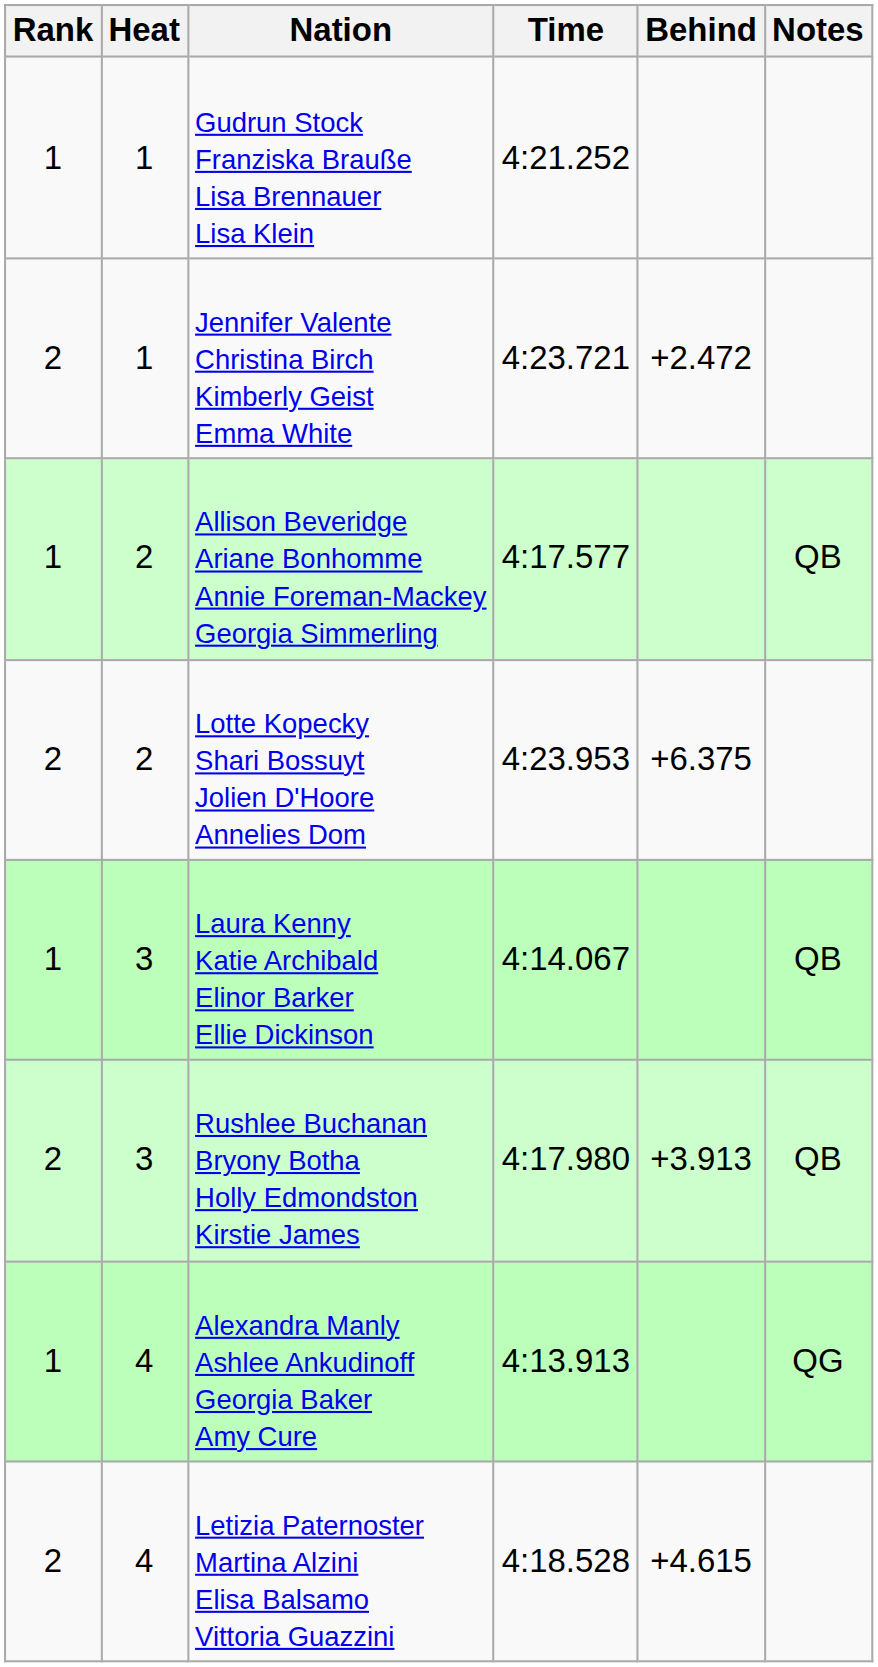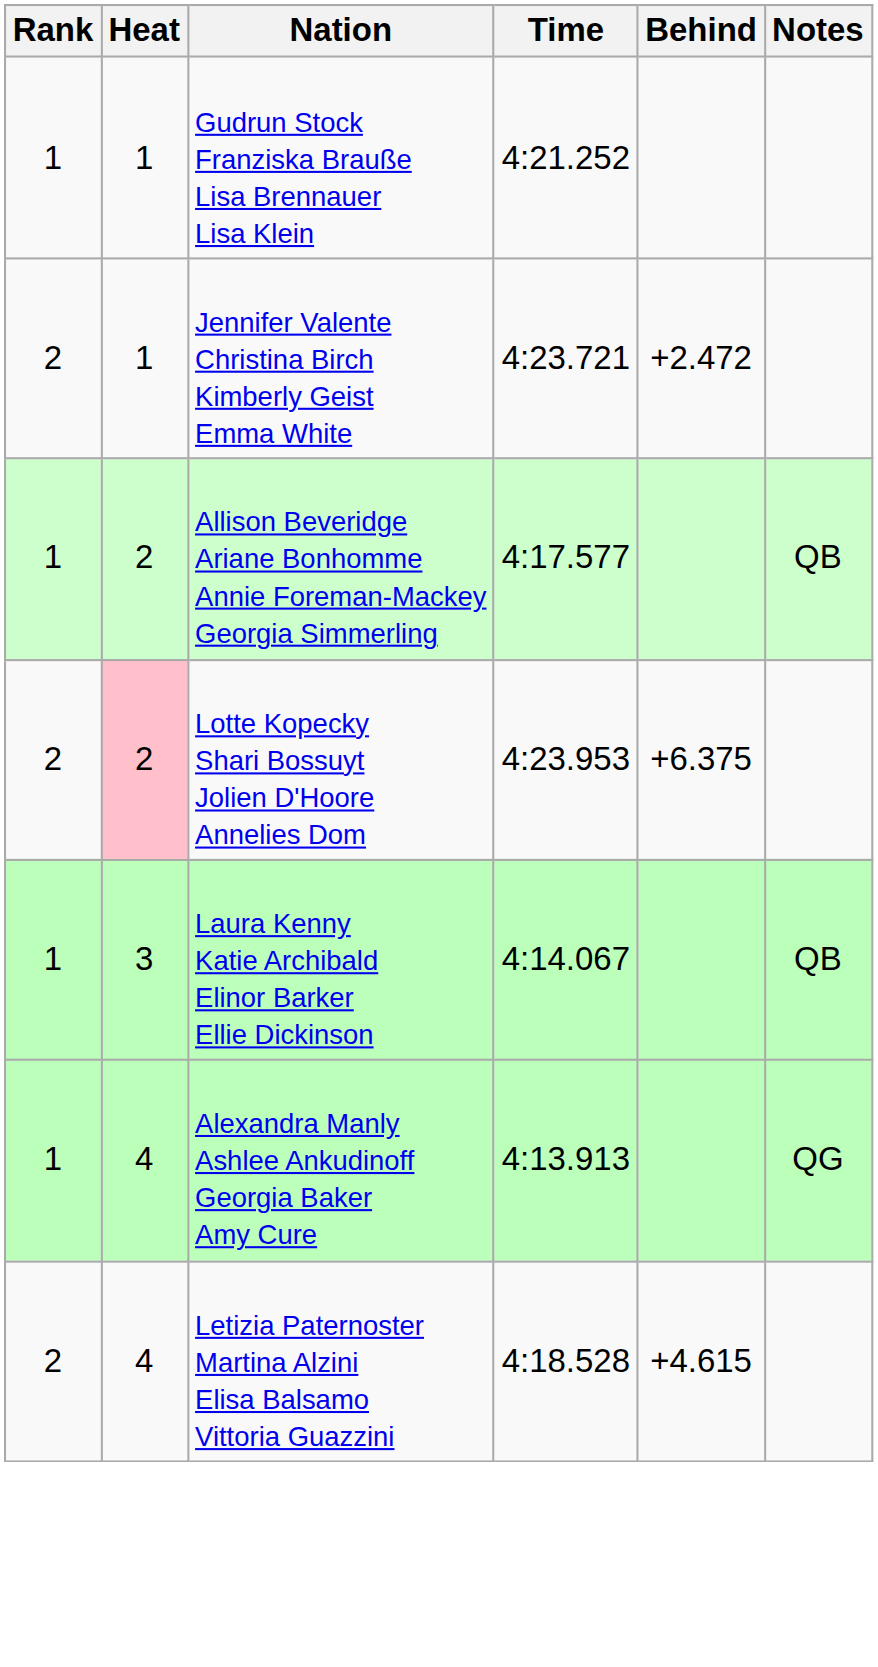(144, 758) no background -> (144, 758) pink background
- row: (311, 1180)
